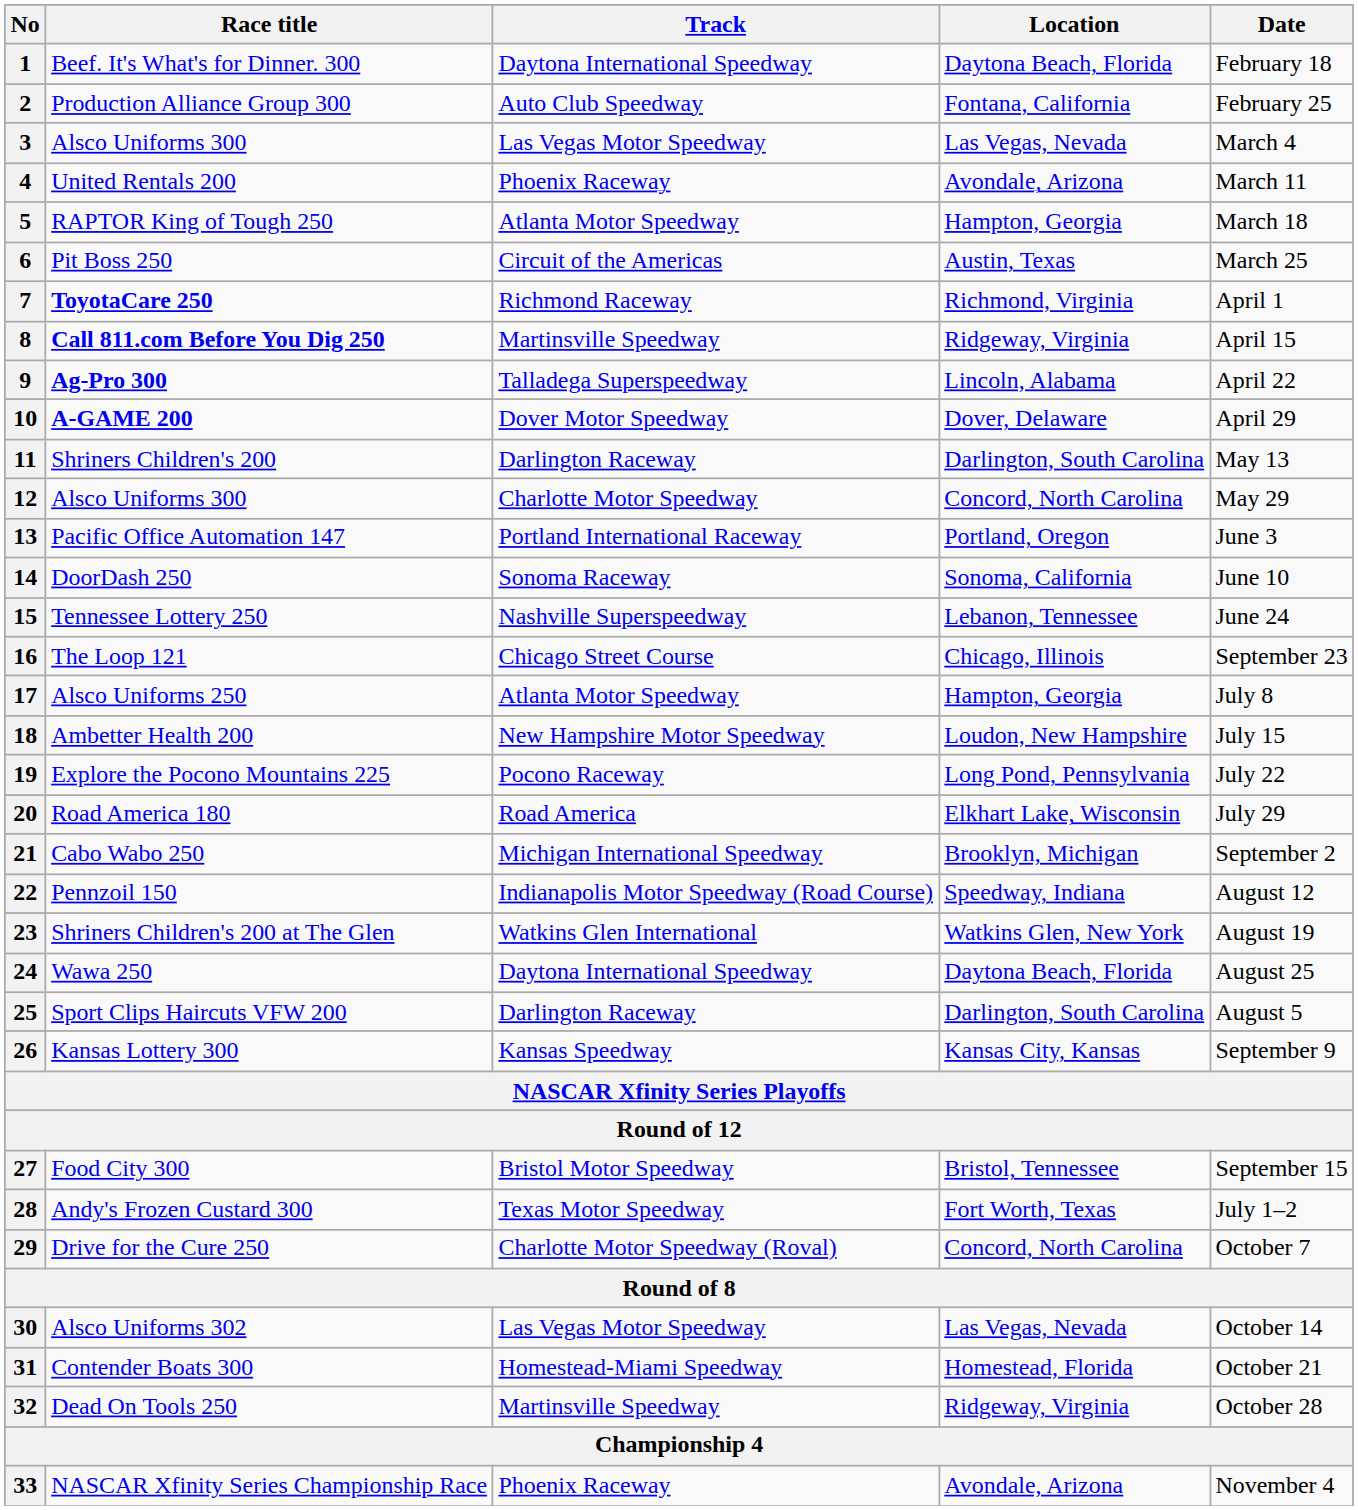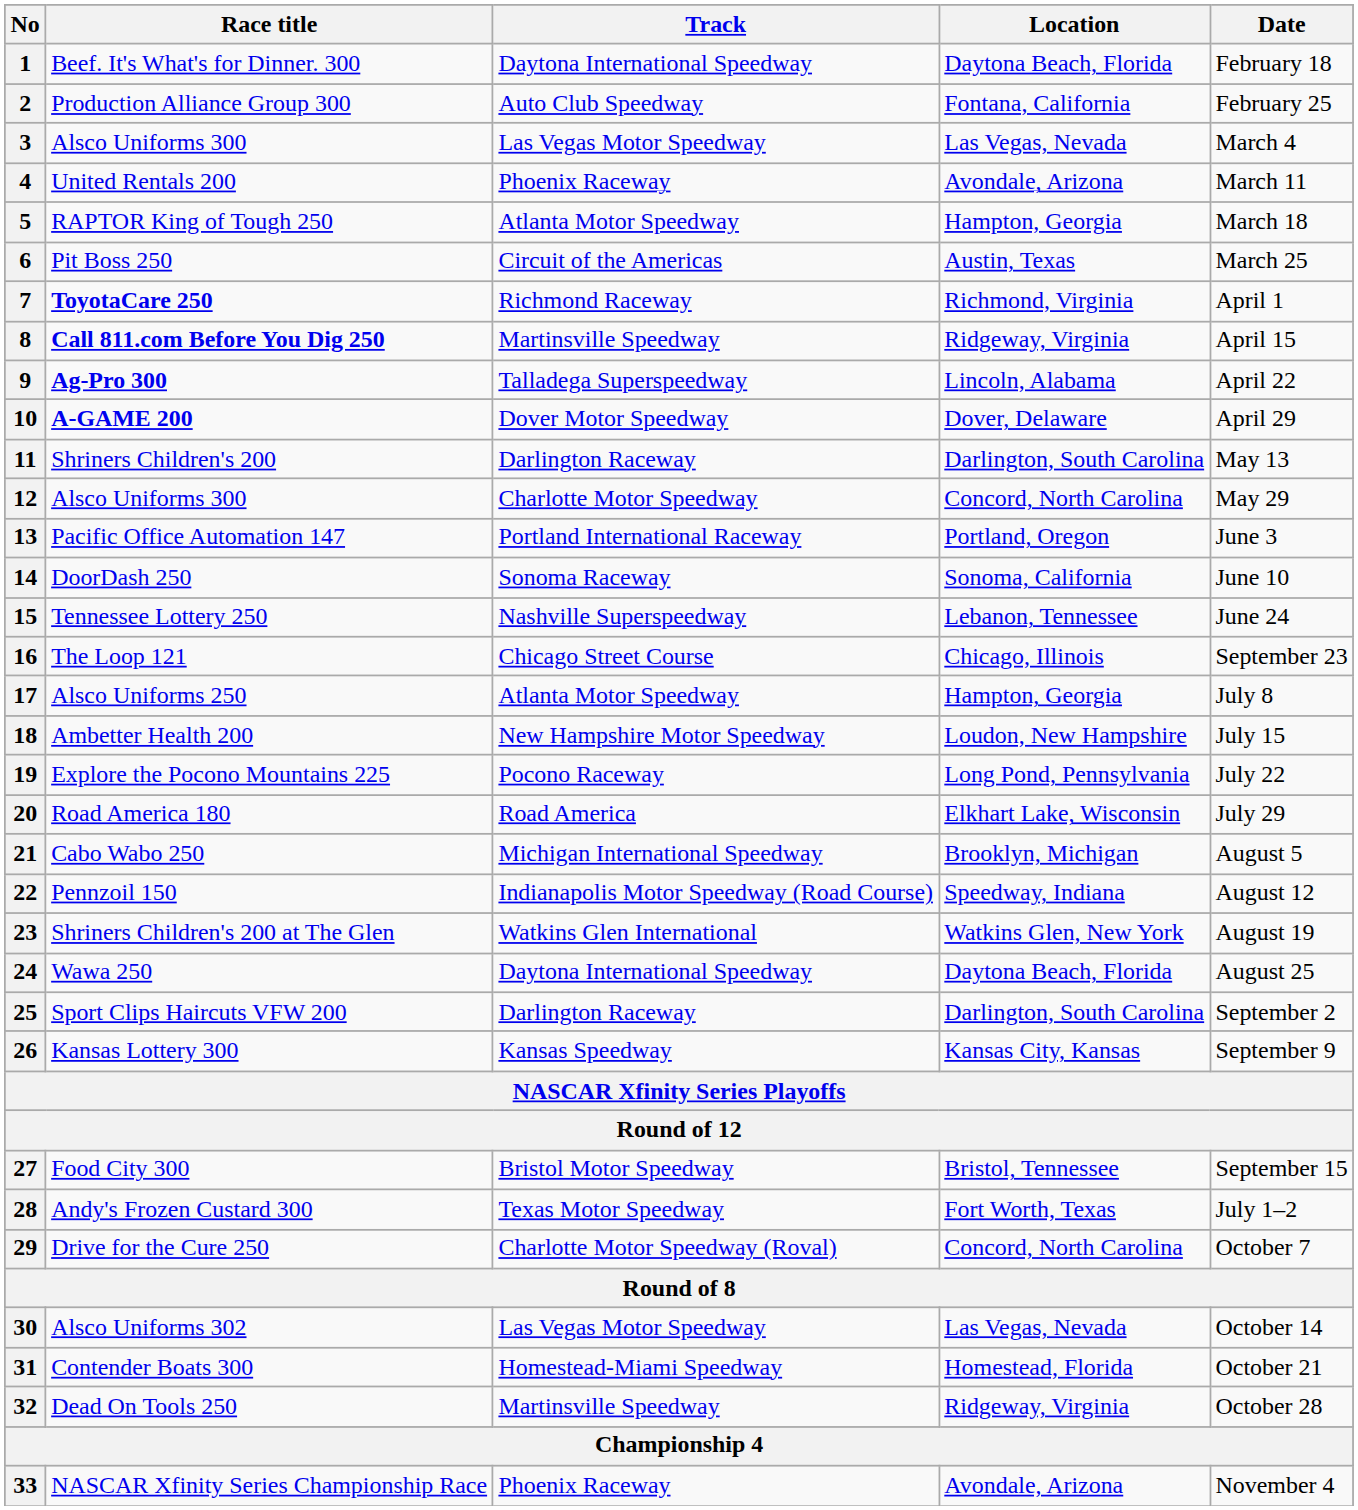(1276, 853) September 2 -> (1259, 853) August 5
(1259, 1011) August 5 -> (1276, 1011) September 2
